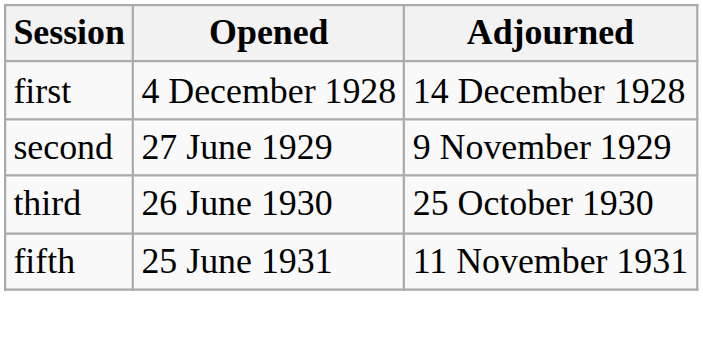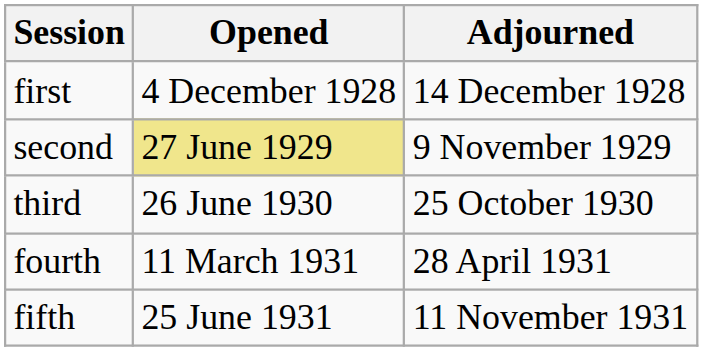(237, 146) no background -> (237, 146) khaki background
+ row: (57, 260)
